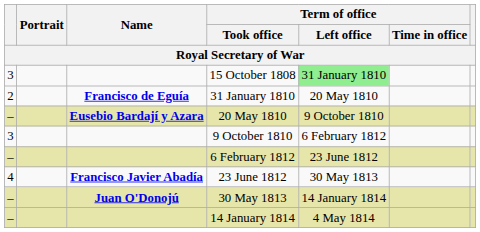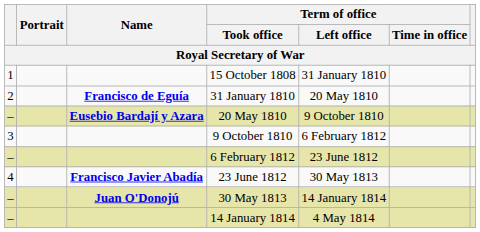(11, 75) 3 -> (11, 75) 1
(344, 75) lightgreen background -> (344, 75) no background
